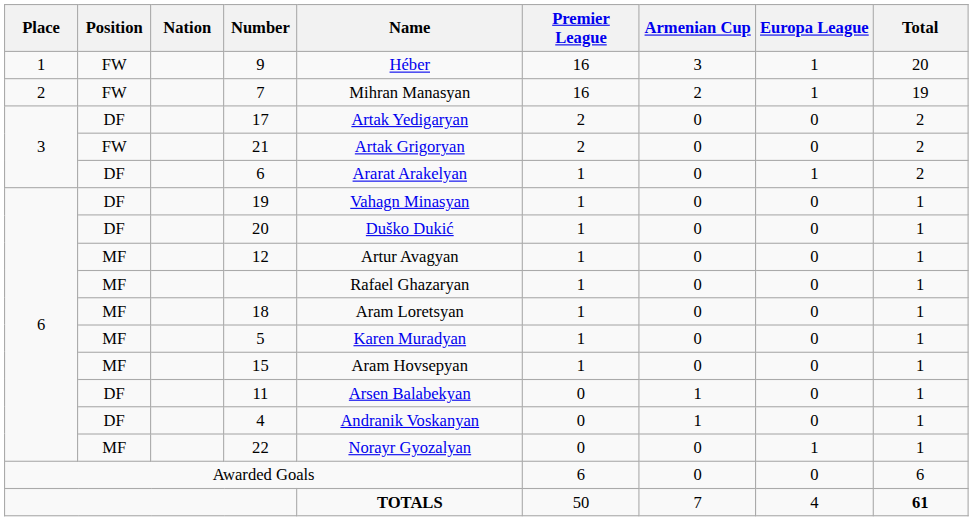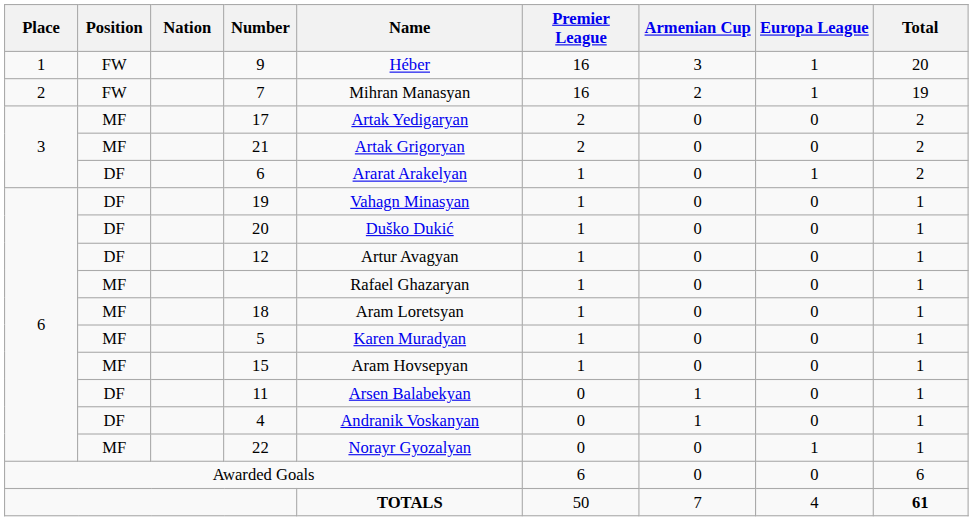(114, 119) DF -> (114, 119) MF
(114, 147) FW -> (114, 147) MF
(114, 256) MF -> (114, 256) DF
